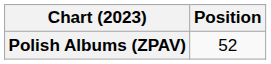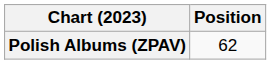(228, 45) 52 -> (228, 45) 62
